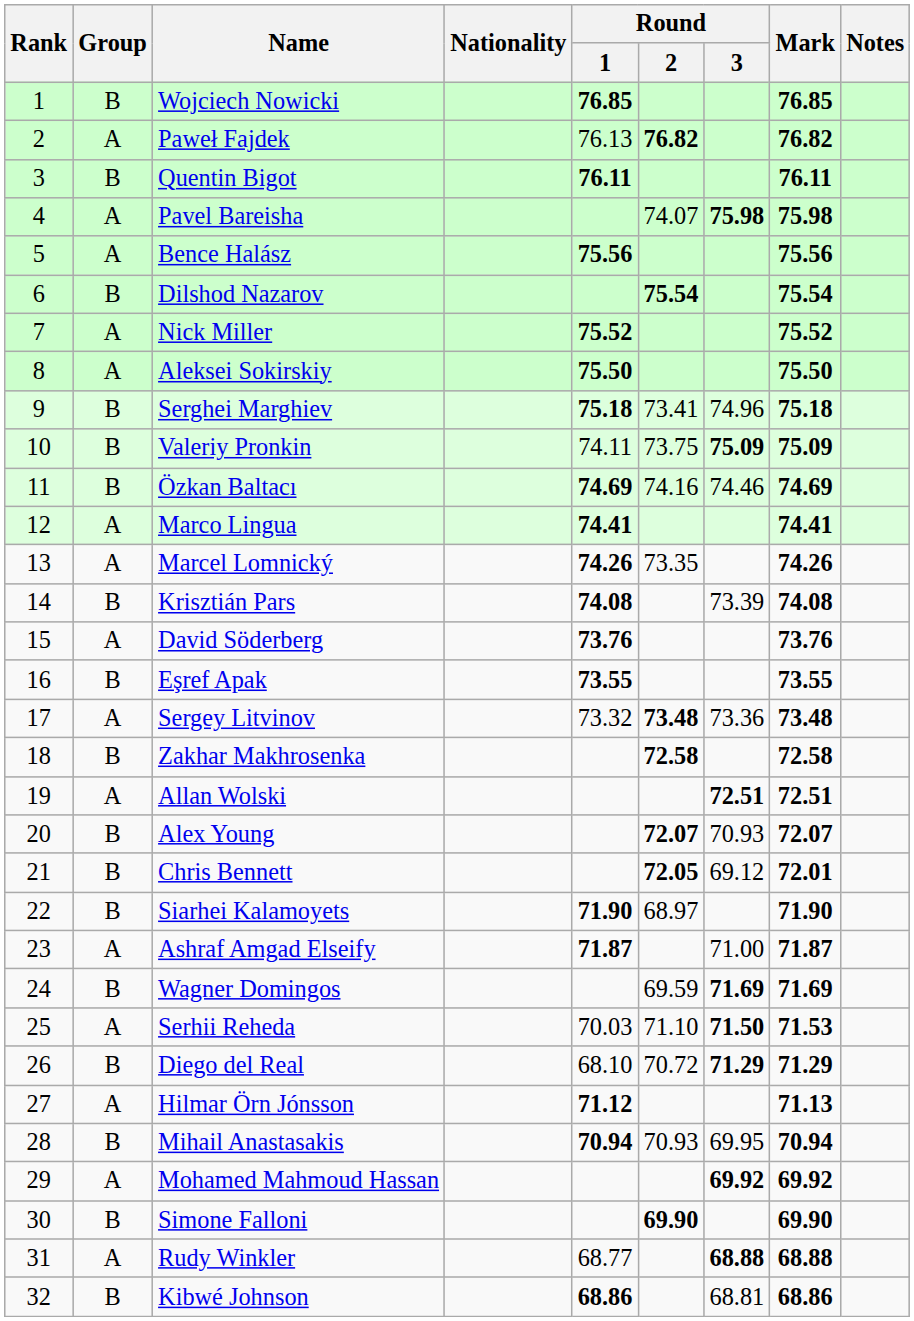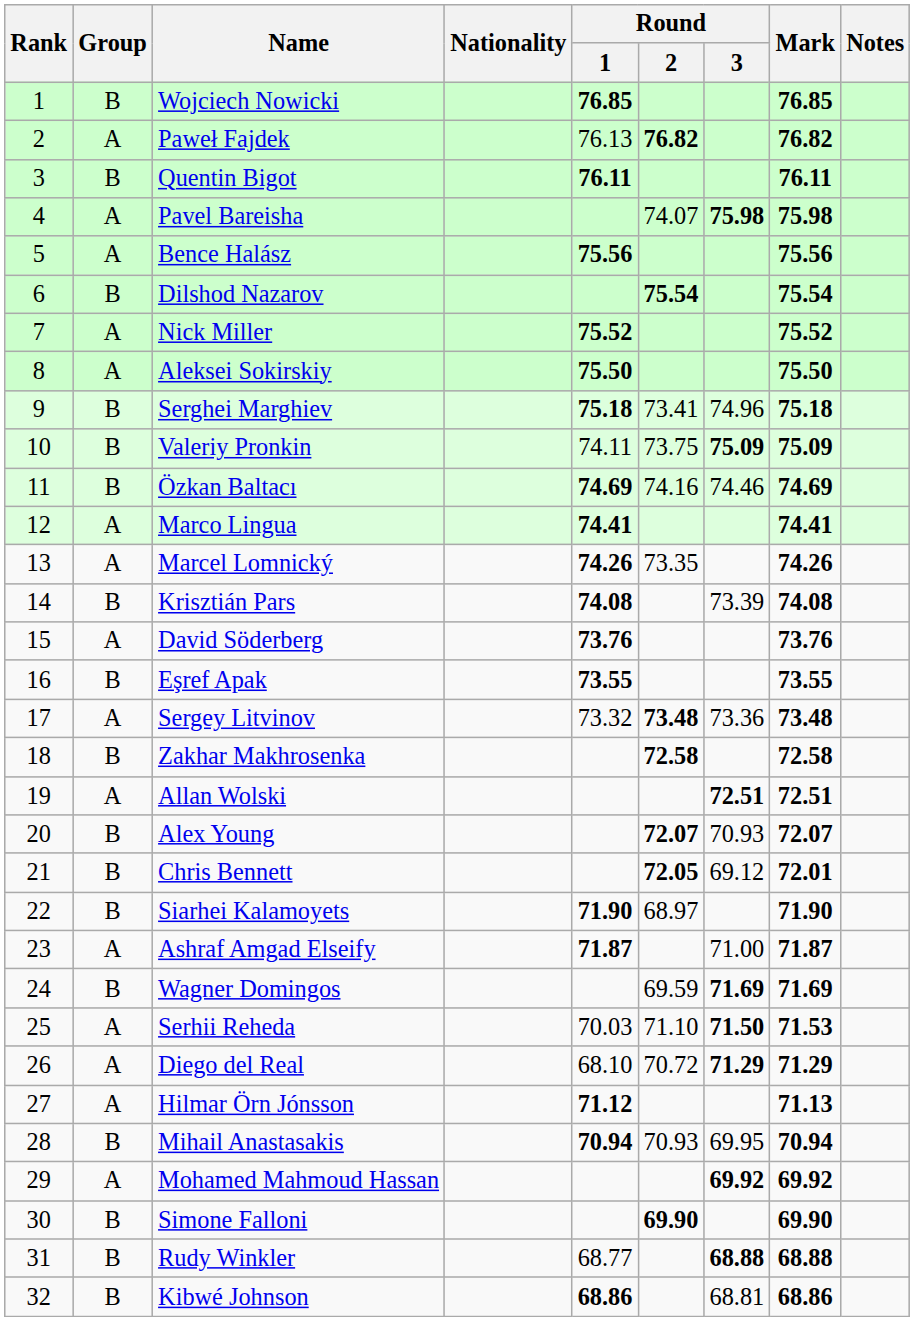(113, 1065) B -> (113, 1065) A
(113, 1258) A -> (113, 1258) B
